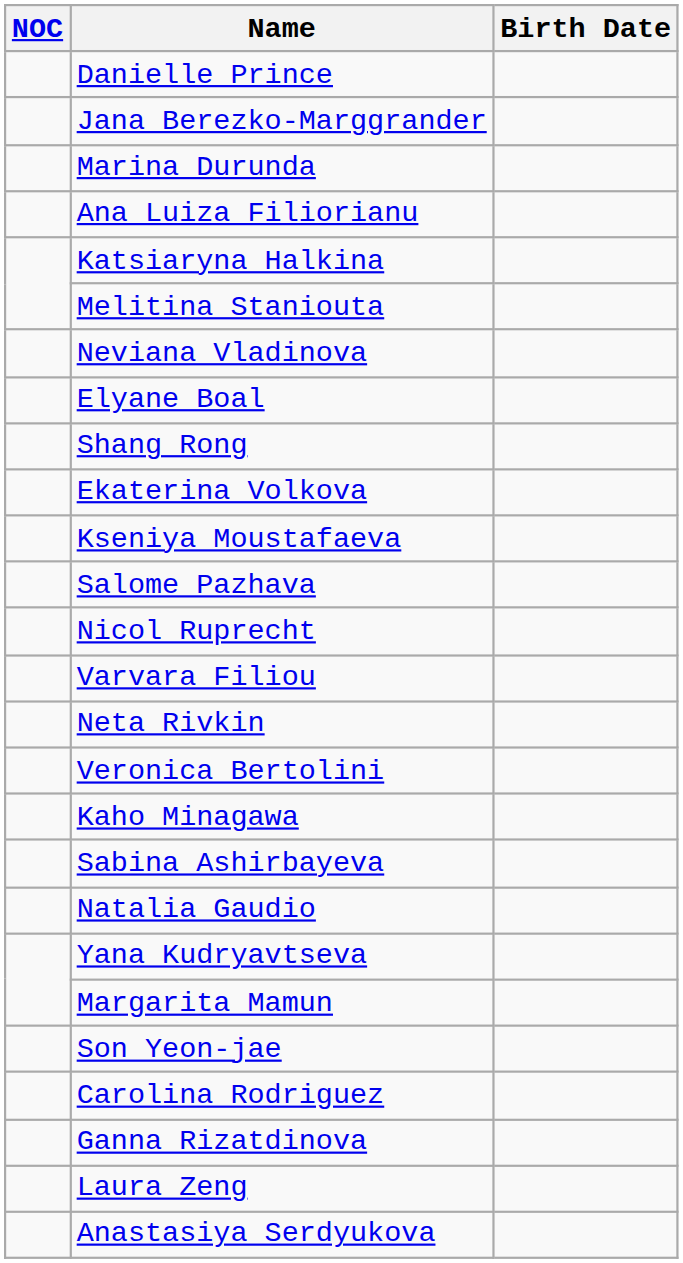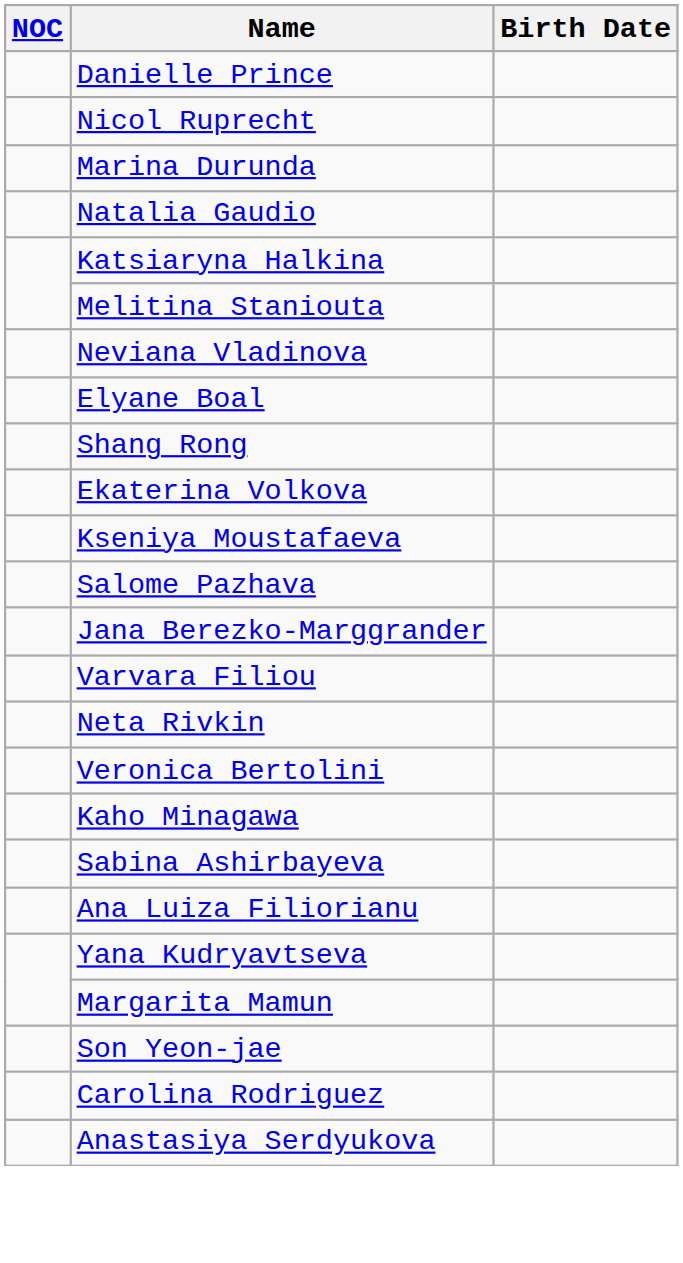rows swapped: (196, 632) <-> (282, 121)
rows swapped: (196, 910) <-> (248, 214)
- row: (222, 1142)
- row: (162, 1188)
